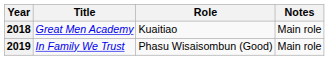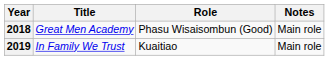(158, 30) Kuaitiao -> (205, 30) Phasu Wisaisombun (Good)
(205, 47) Phasu Wisaisombun (Good) -> (158, 47) Kuaitiao
